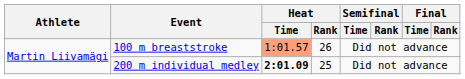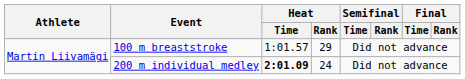(286, 47) lightsalmon background -> (286, 47) no background
(326, 47) 26 -> (326, 47) 29
(326, 65) 25 -> (326, 65) 24
